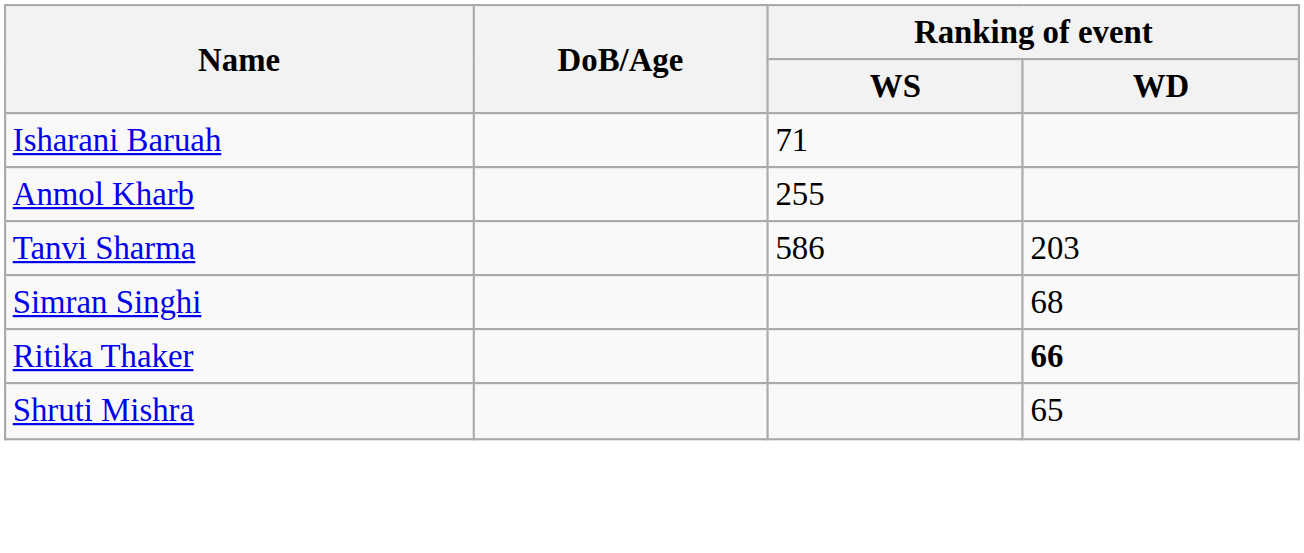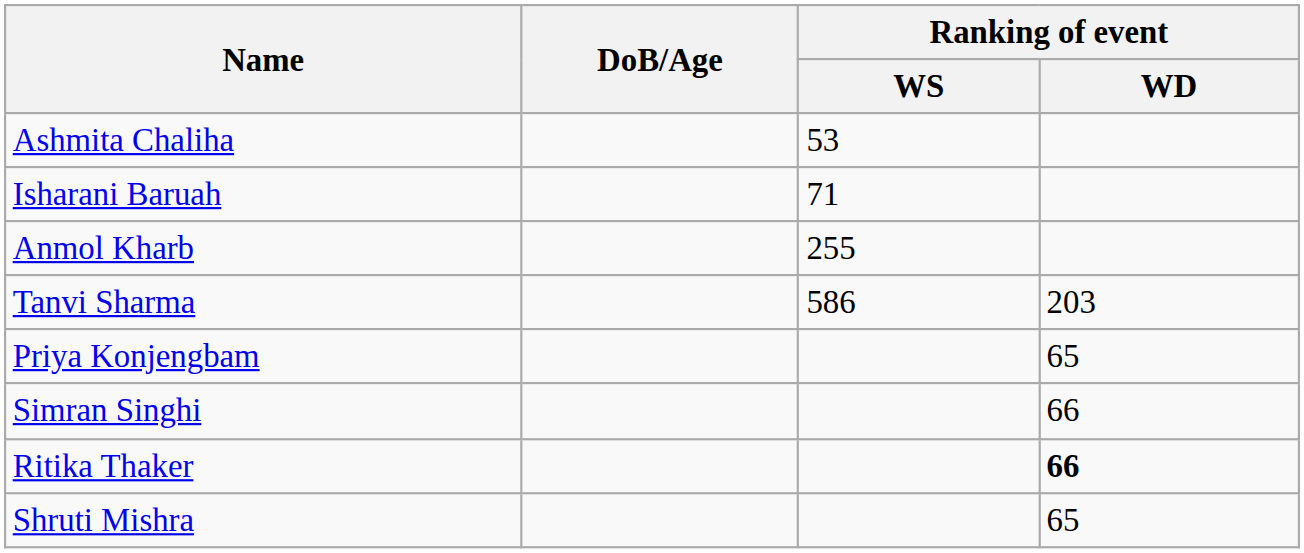+ row: (123, 140)
+ row: (136, 356)
(1047, 302) 68 -> (1063, 410) 66
